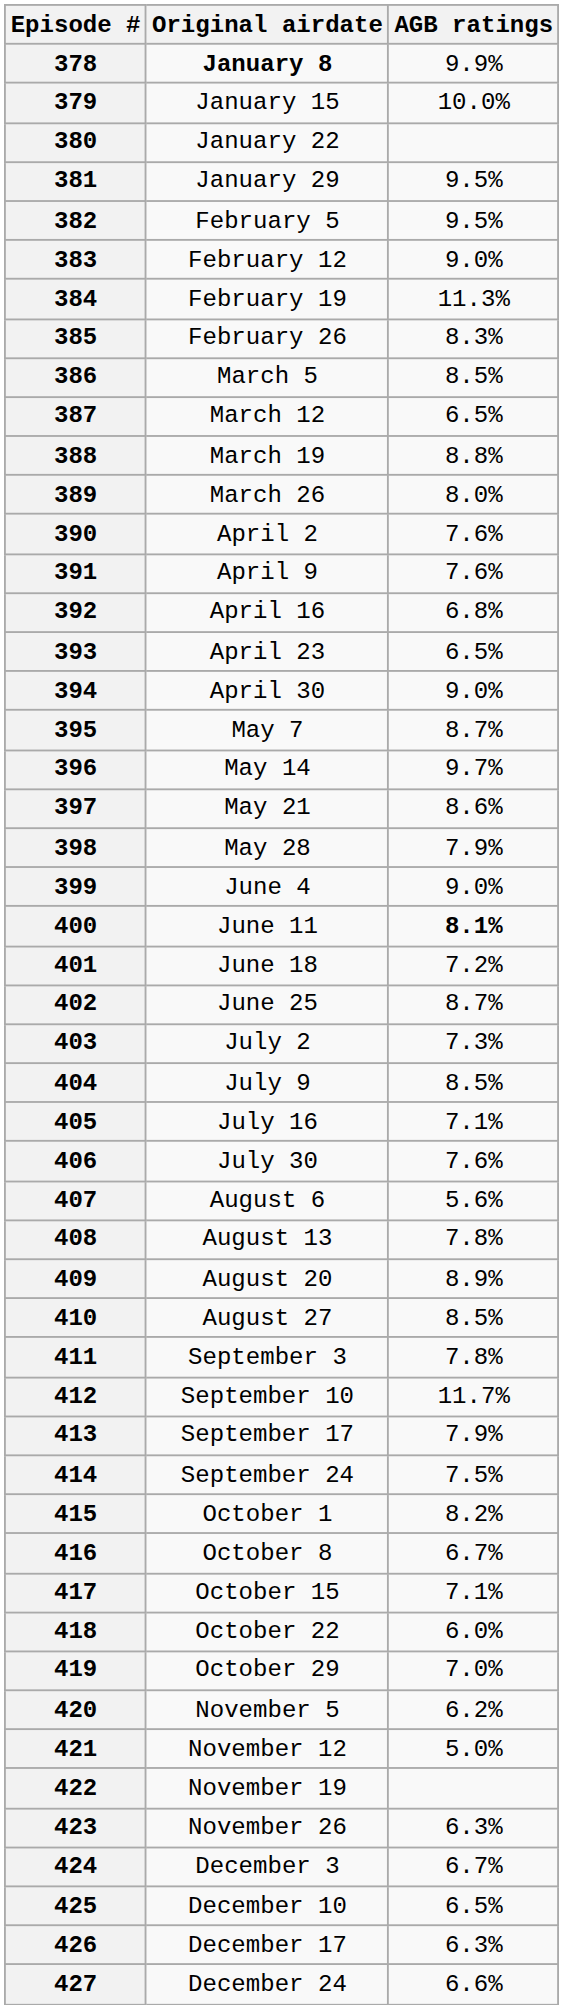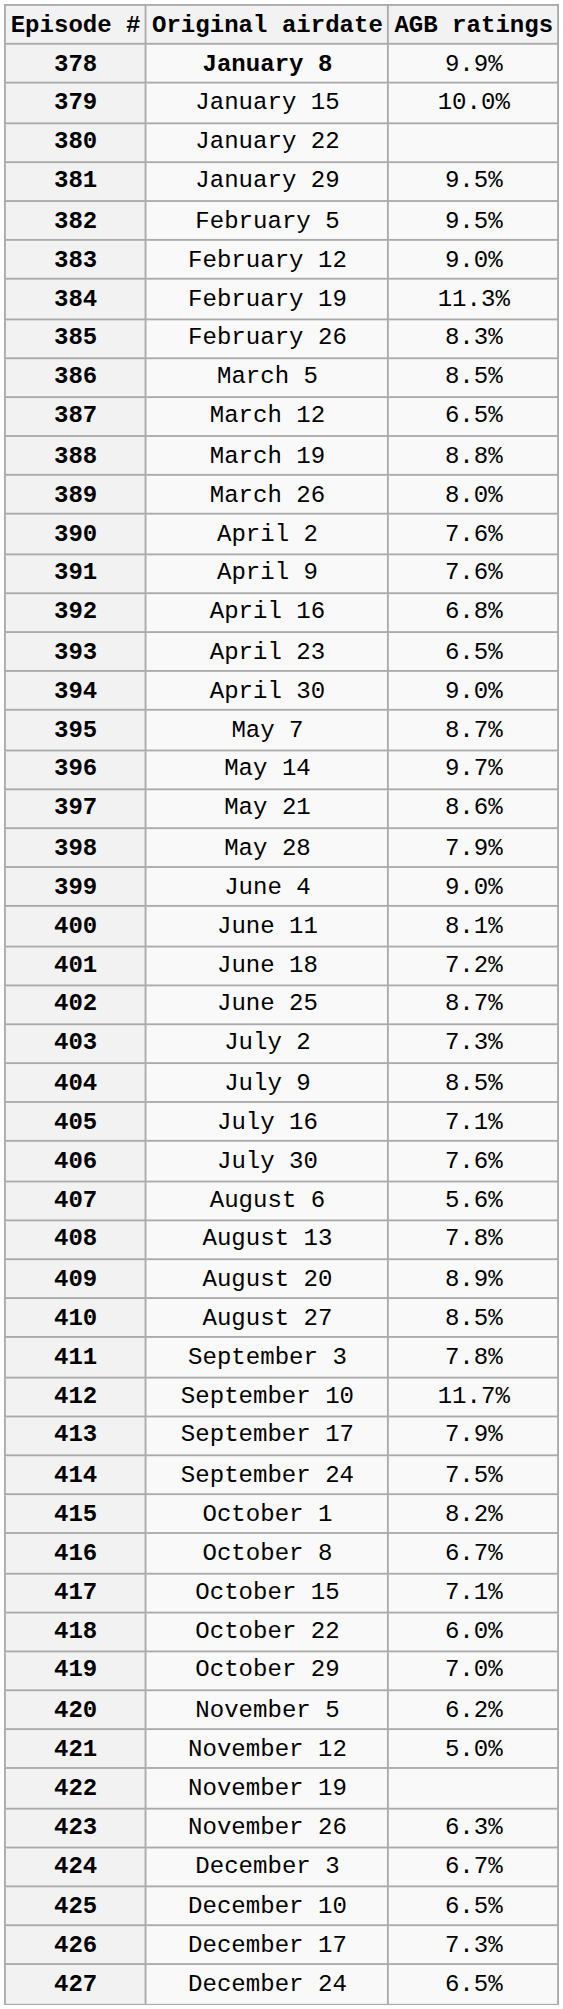(474, 926) bold -> (474, 926) normal
(474, 1945) 6.3% -> (474, 1945) 7.3%
(474, 1984) 6.6% -> (474, 1984) 6.5%
